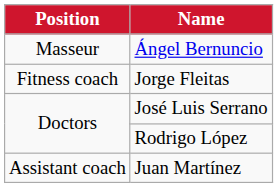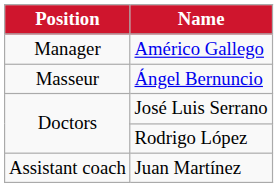+ row: (199, 49)
- row: (182, 78)
